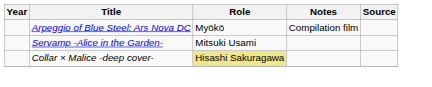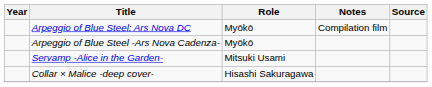+ row: (126, 43)
(240, 58) khaki background -> (269, 74) no background
